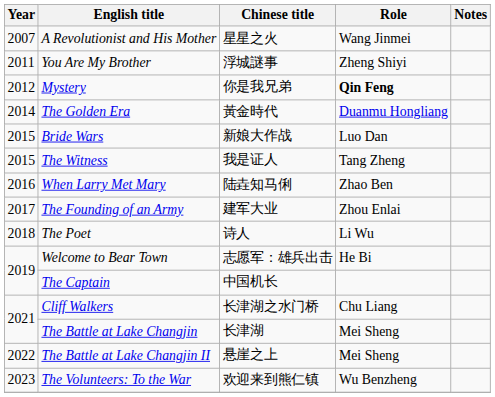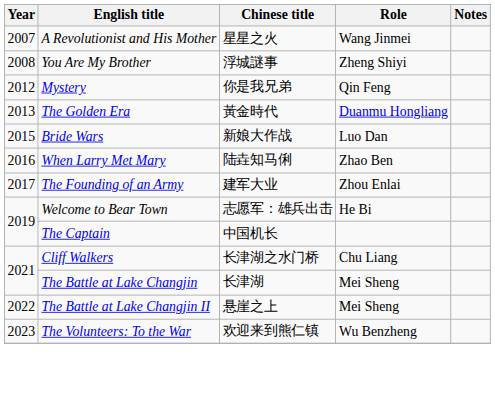(21, 62) 2011 -> (21, 62) 2008
(366, 87) bold -> (365, 87) normal
(21, 111) 2014 -> (21, 111) 2013
- row: (75, 160)
- row: (66, 233)
